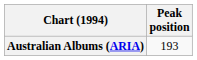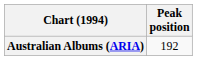(169, 45) 193 -> (169, 45) 192
